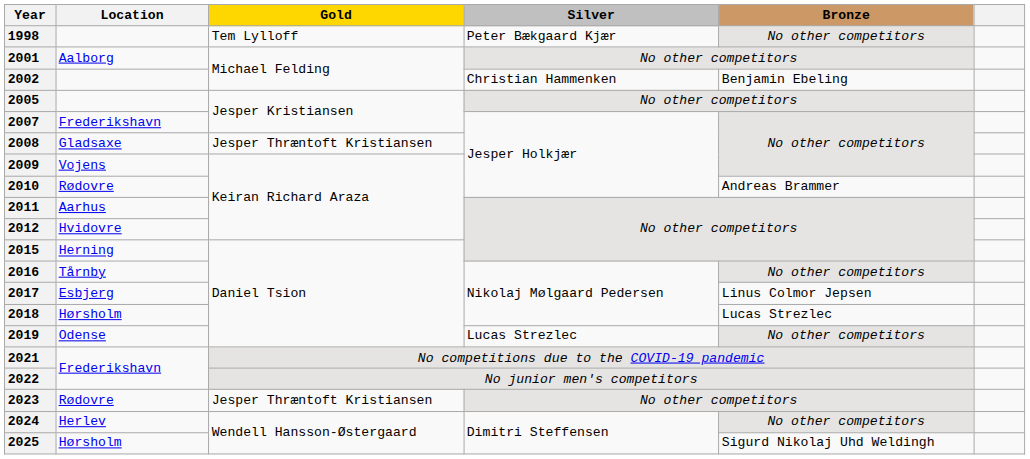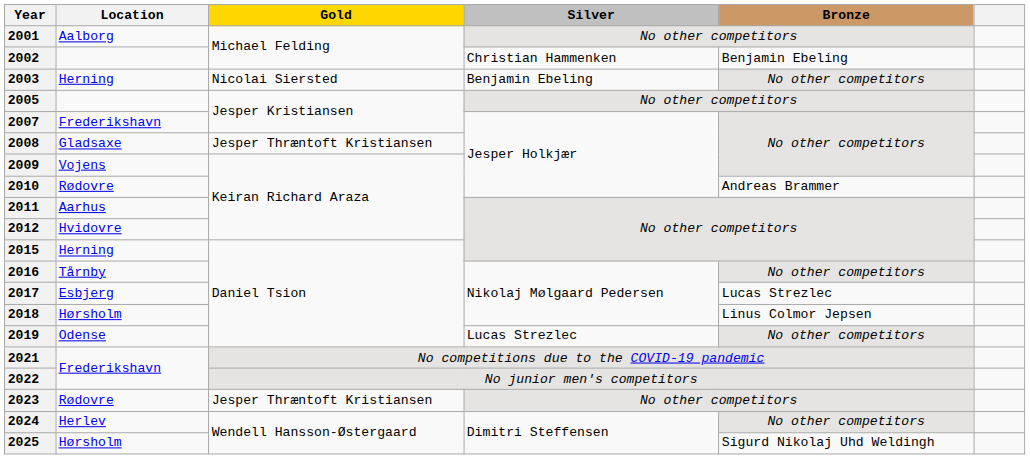- row: (23, 37)
+ row: (23, 79)
(797, 293) Linus Colmor Jepsen -> (777, 293) Lucas Strezlec
(777, 315) Lucas Strezlec -> (797, 315) Linus Colmor Jepsen
